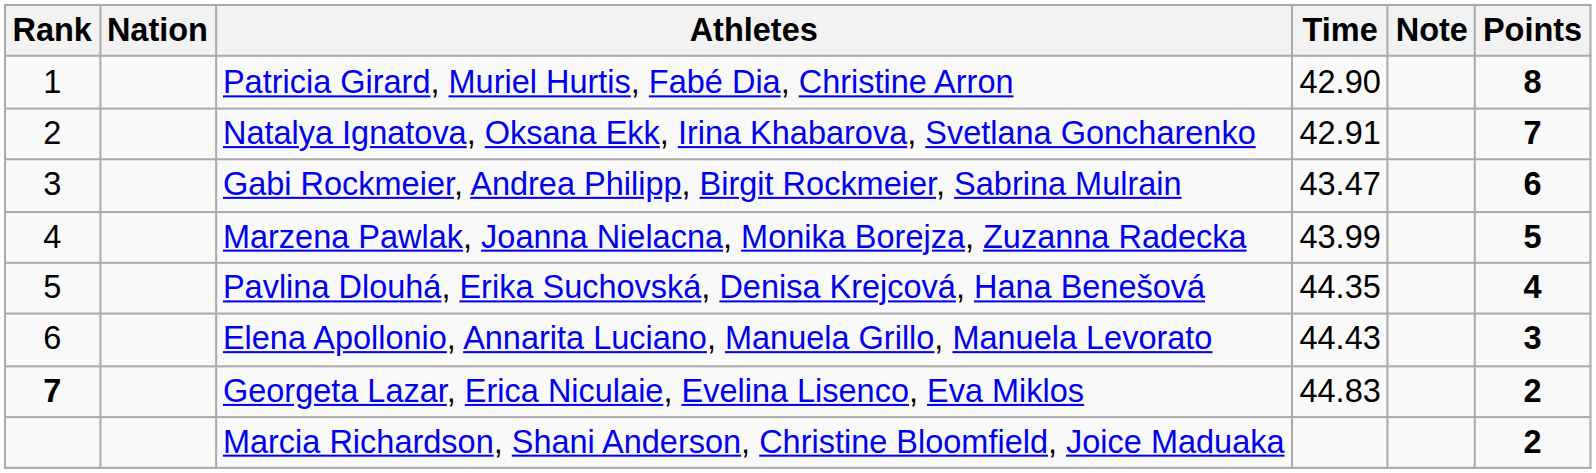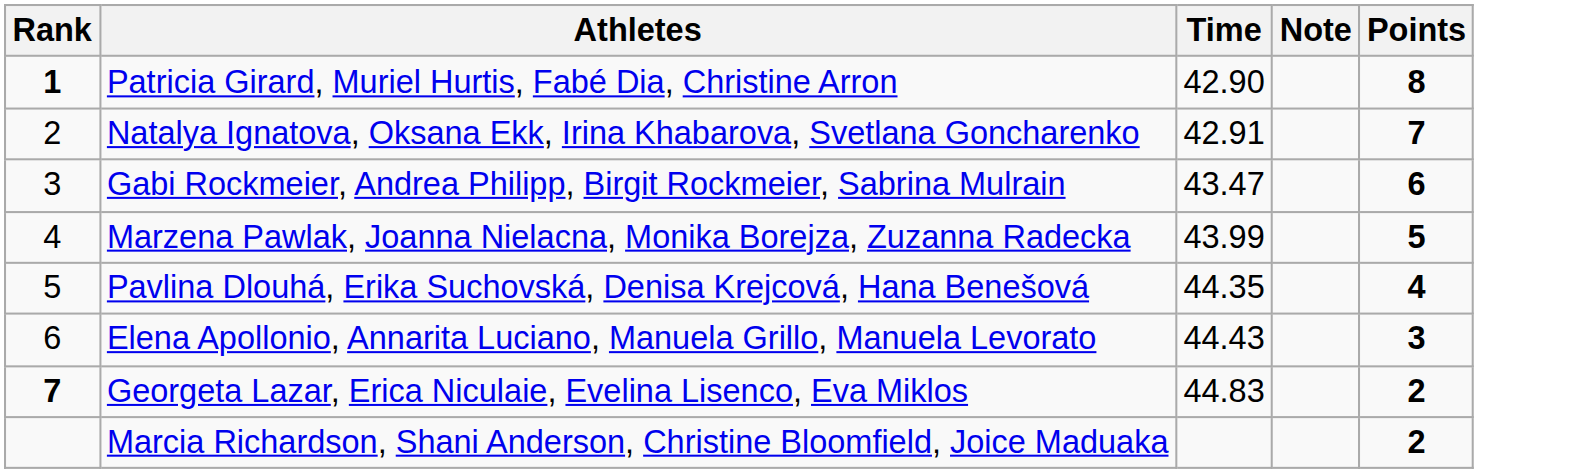- column: (157, 30)
(52, 81) normal -> (52, 81) bold
